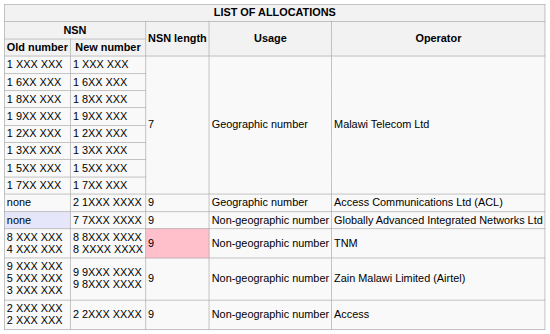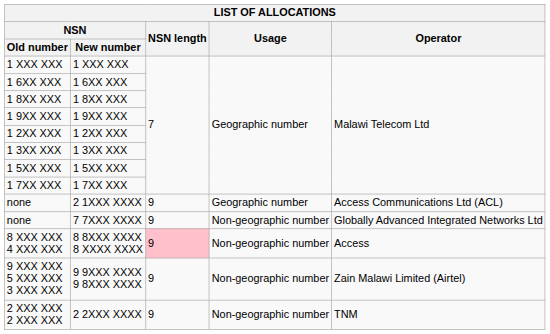(19, 220) lavender background -> (19, 220) no background
(346, 243) TNM -> (352, 243) Access
(352, 314) Access -> (346, 314) TNM
